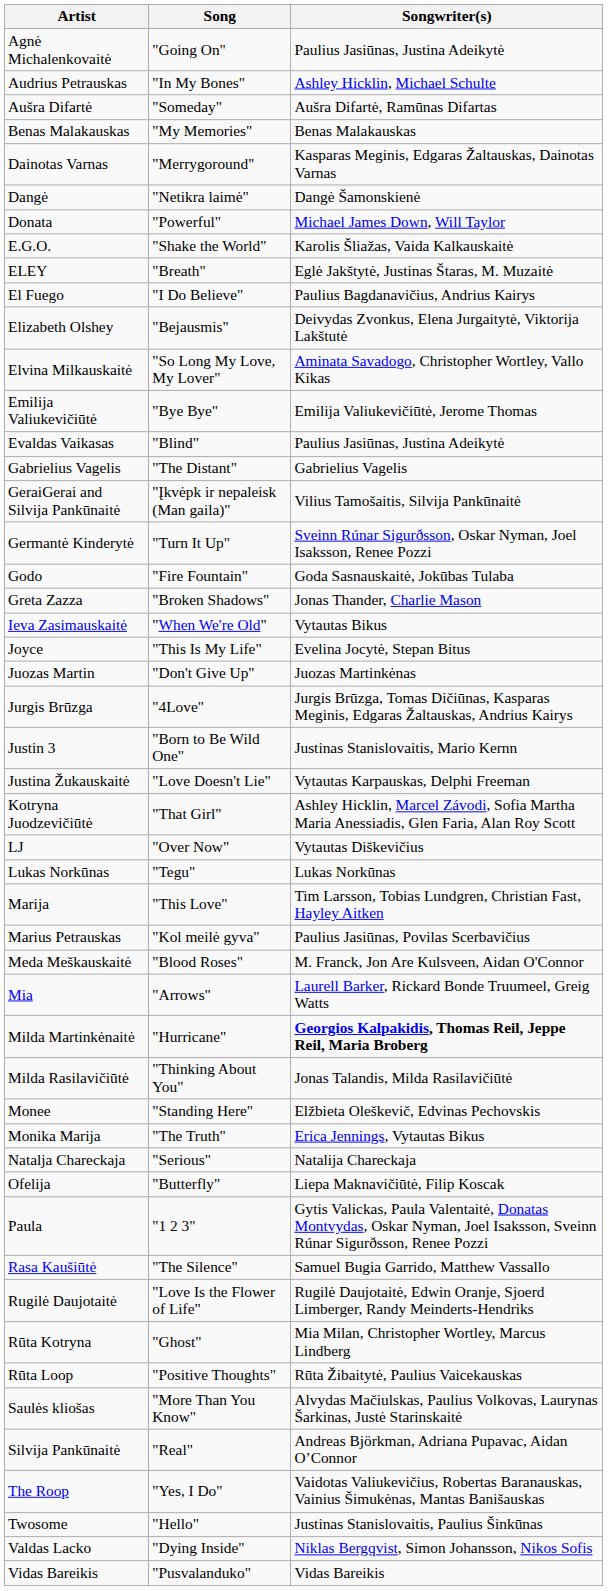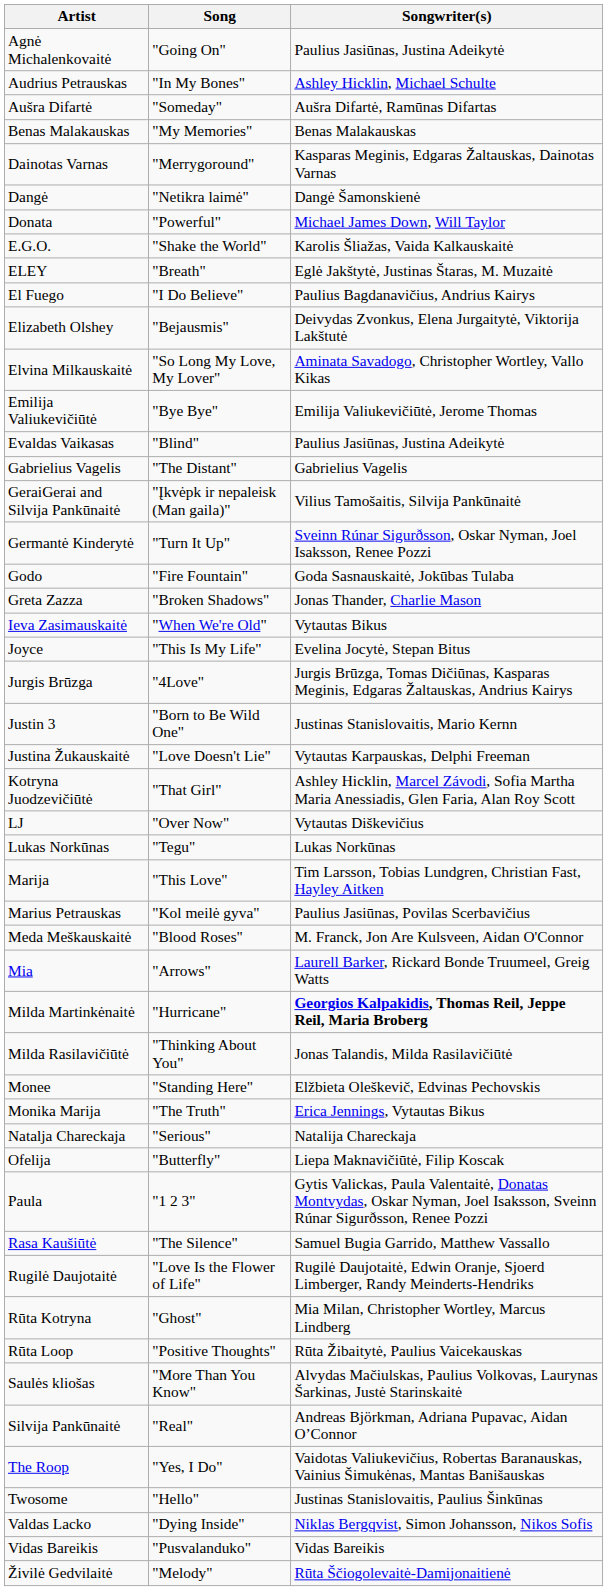- row: (51, 673)
+ row: (60, 1573)
